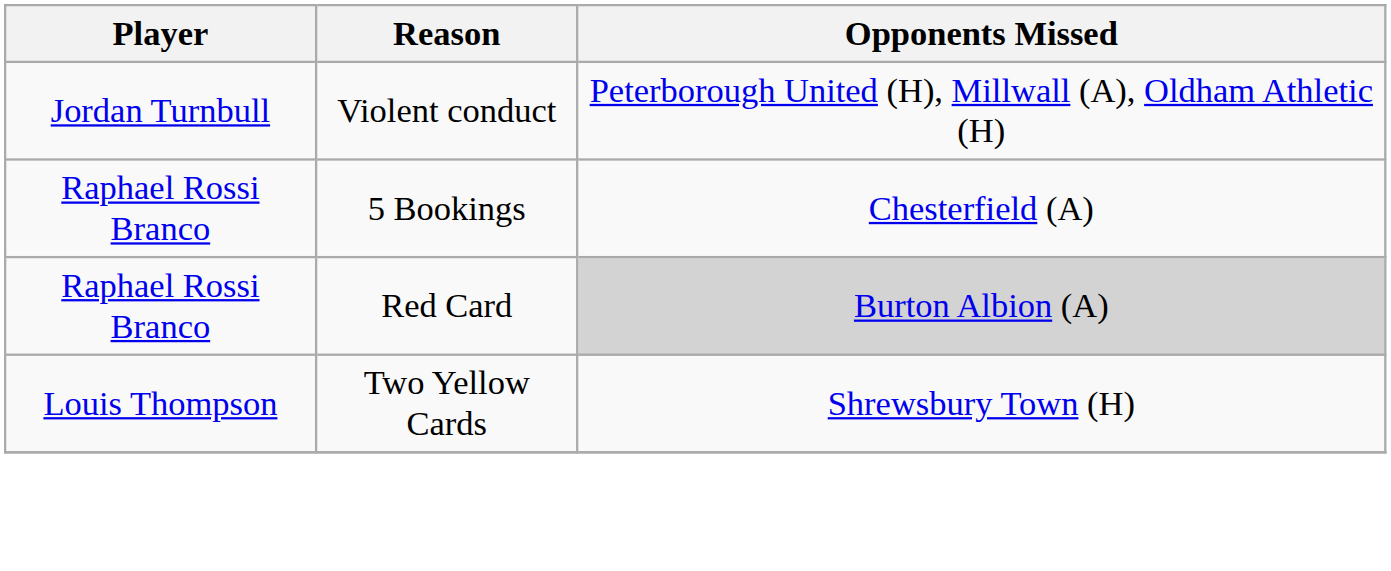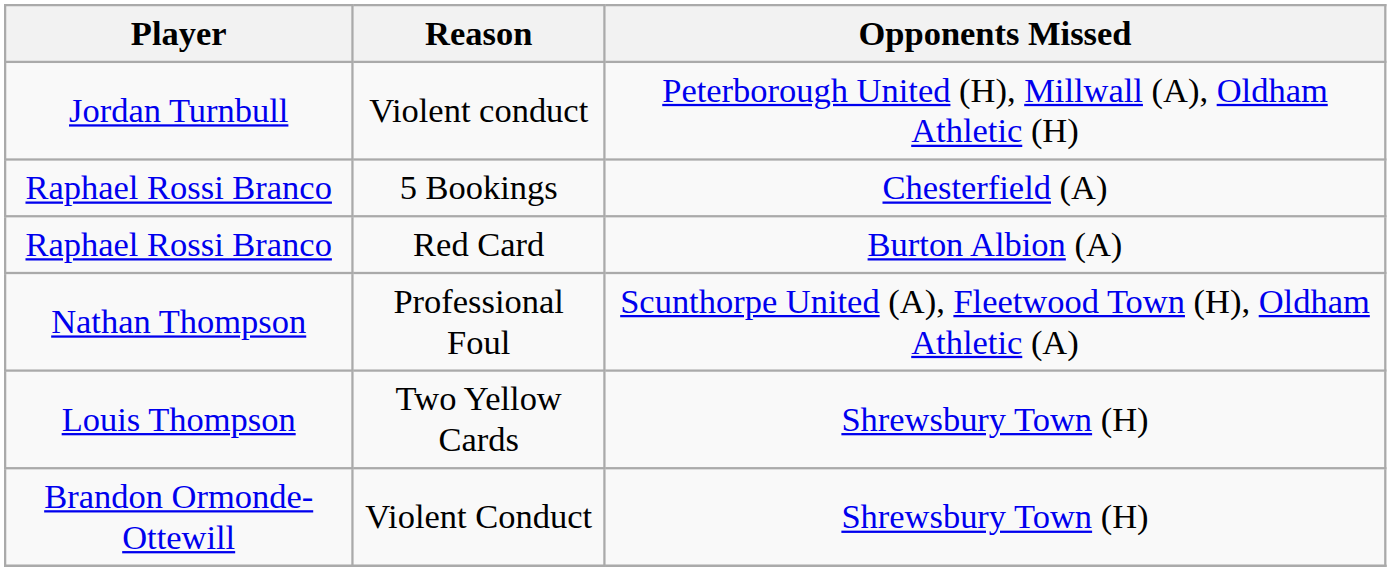(981, 305) lightgrey background -> (995, 244) no background
+ row: (479, 321)
+ row: (479, 517)
